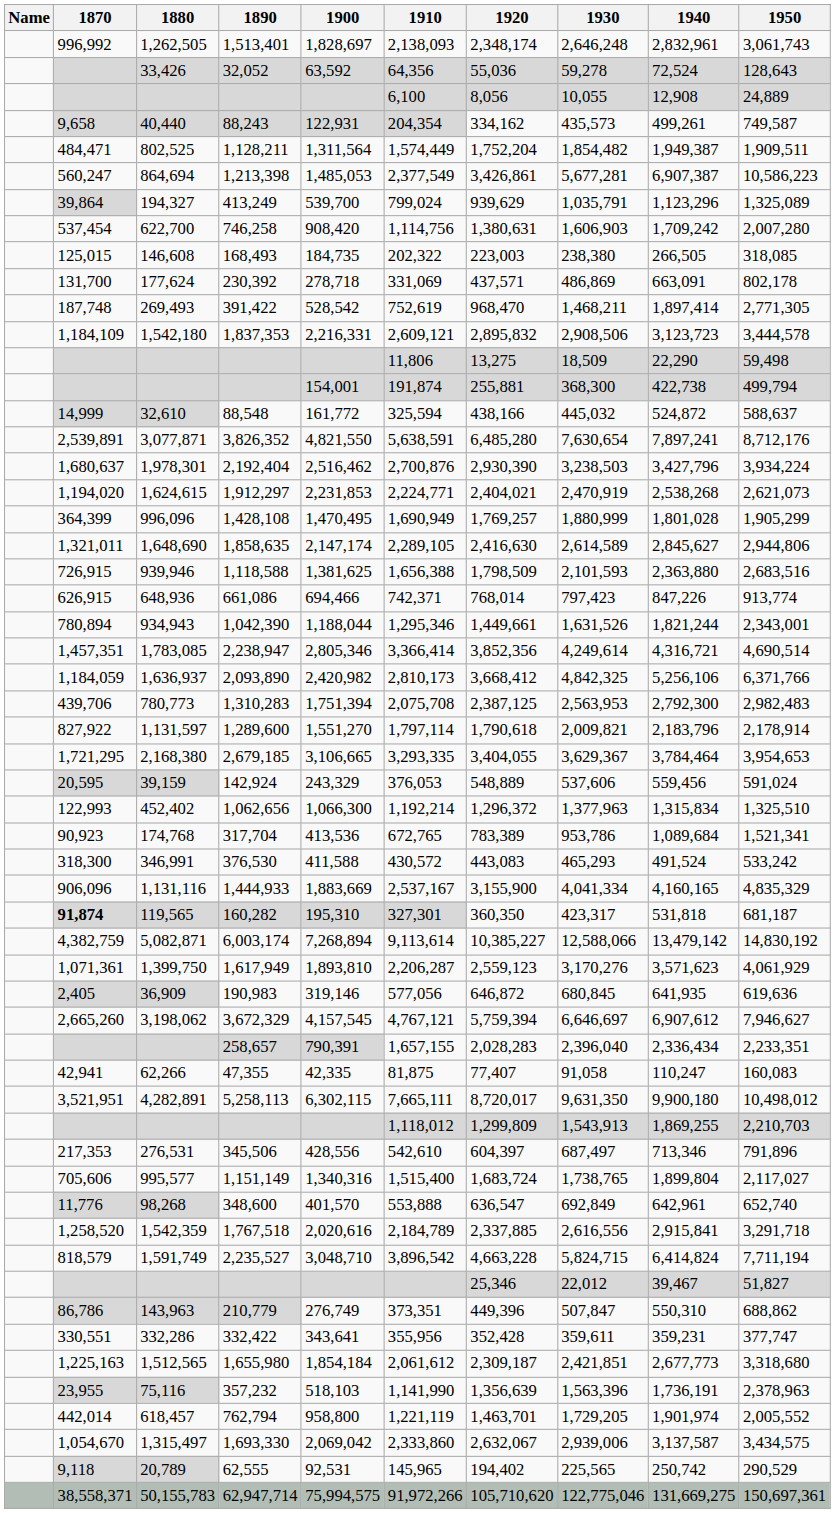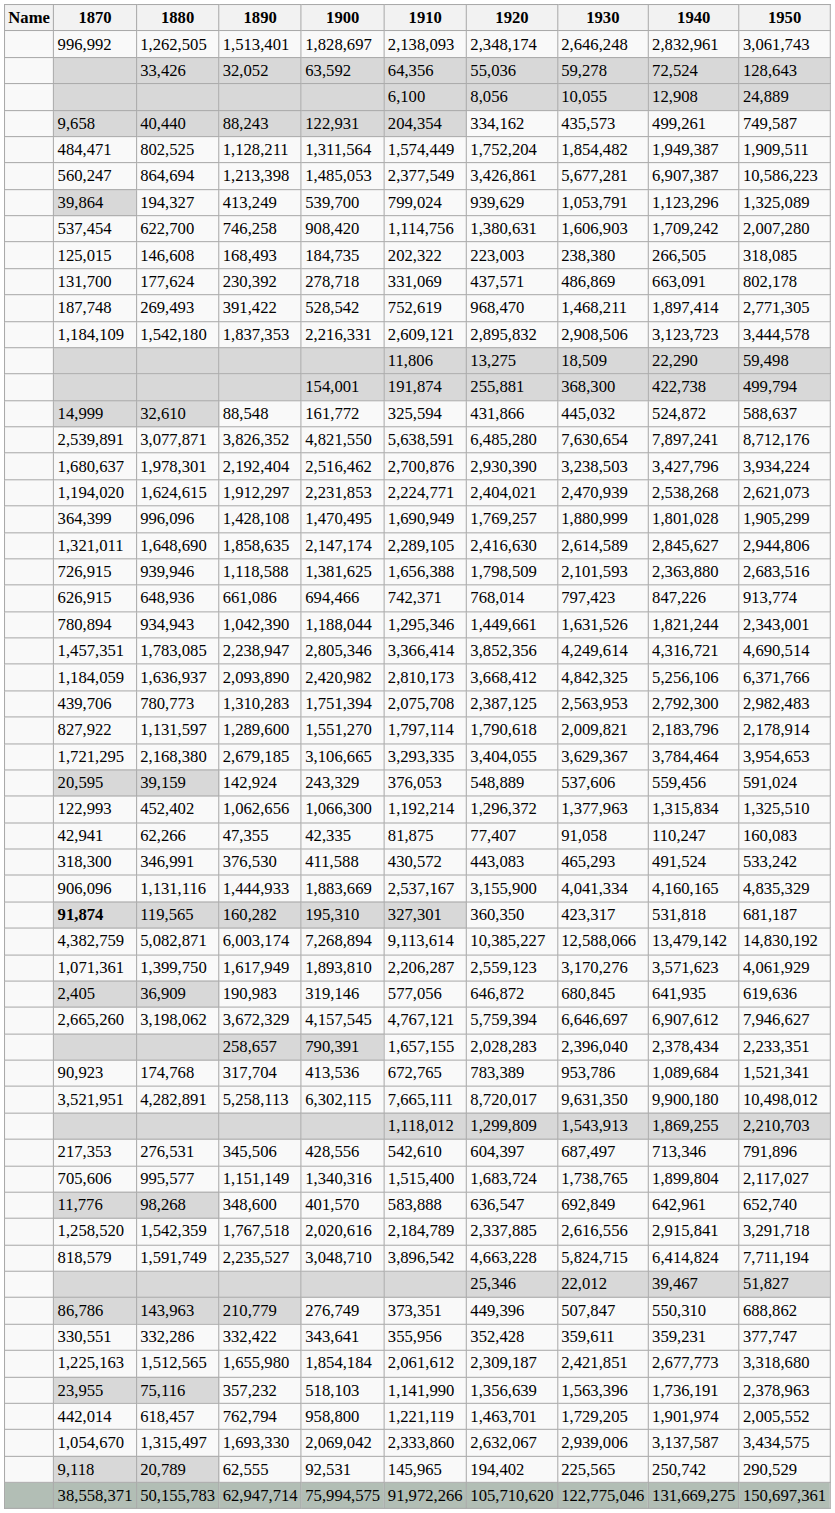(595, 202) 1,035,791 -> (595, 202) 1,053,791
(497, 413) 438,166 -> (497, 413) 431,866
(595, 492) 2,470,919 -> (595, 492) 2,470,939
rows swapped: (163, 1073) <-> (167, 835)
(685, 1046) 2,336,434 -> (685, 1046) 2,378,434
(415, 1205) 553,888 -> (415, 1205) 583,888
